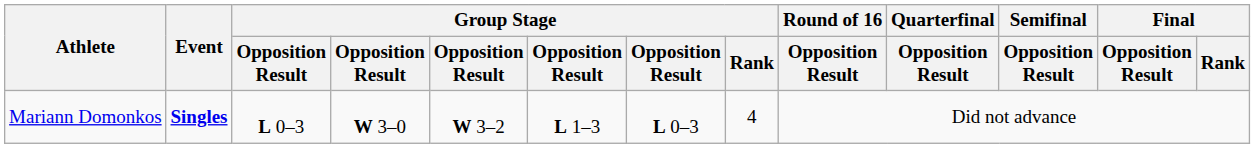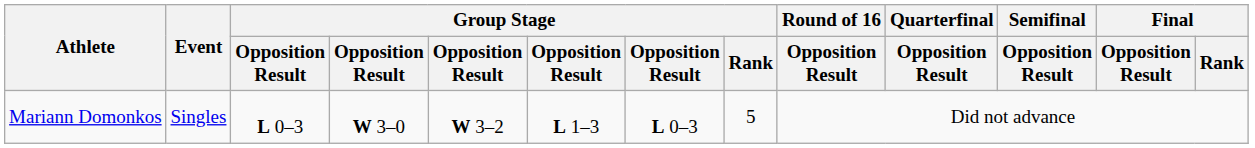(199, 116) bold -> (198, 116) normal
(752, 116) 4 -> (751, 116) 5
